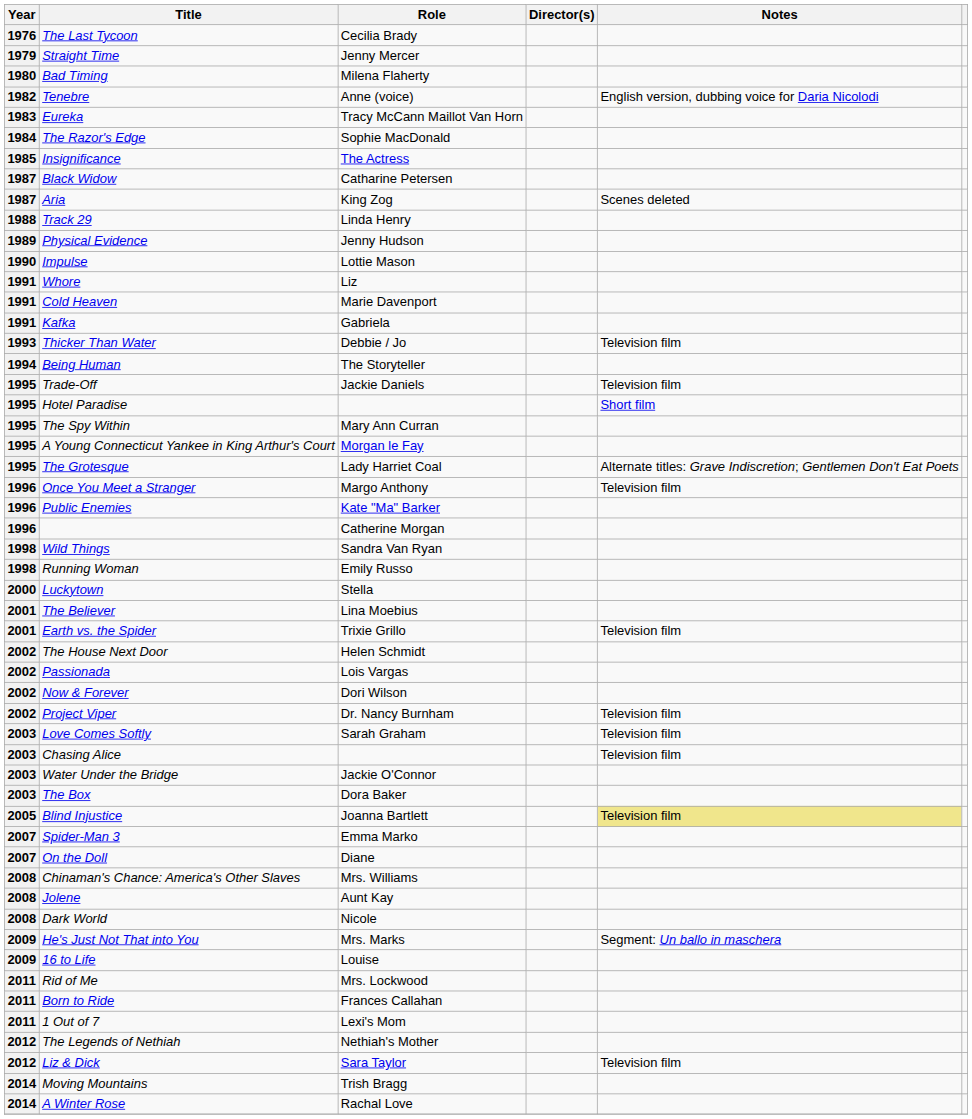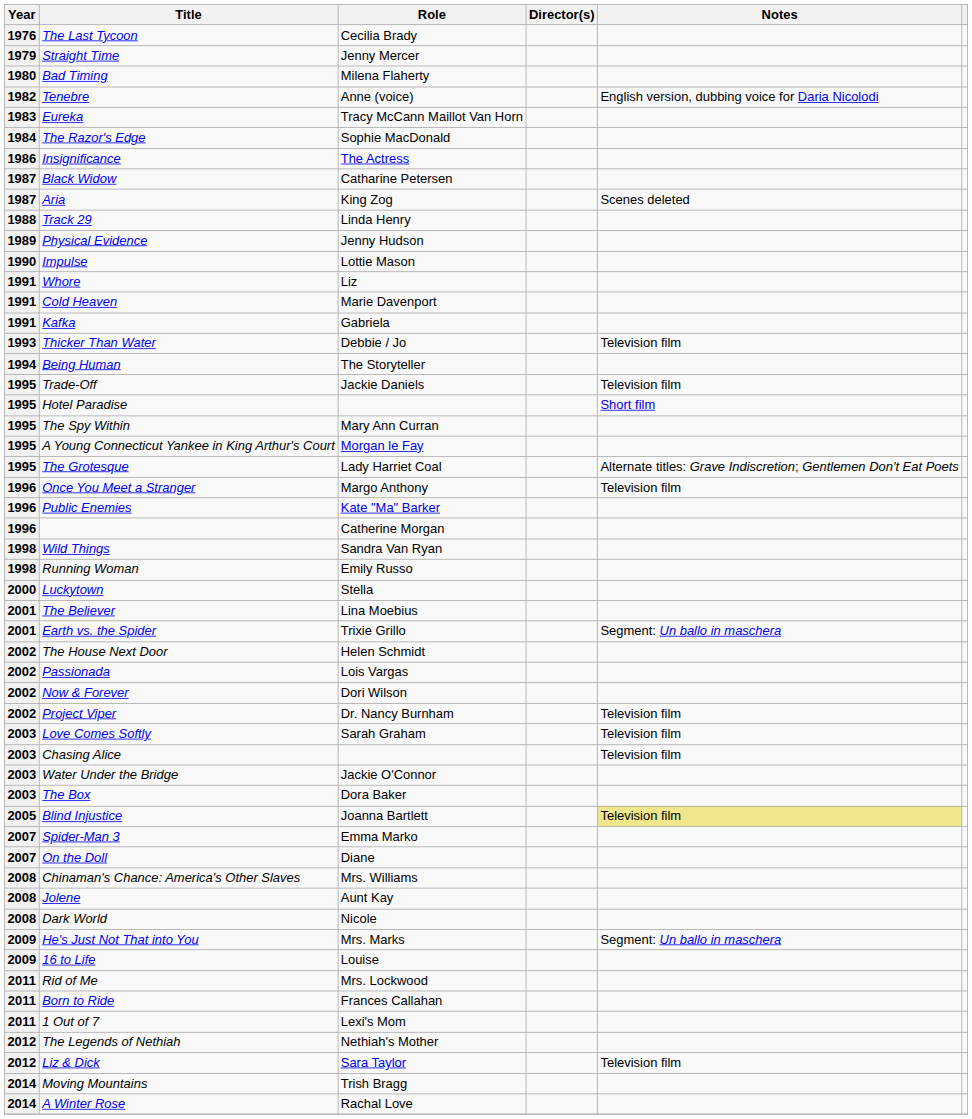(22, 158) 1985 -> (22, 158) 1986
(641, 631) Television film -> (691, 631) Segment: Un ballo in maschera
